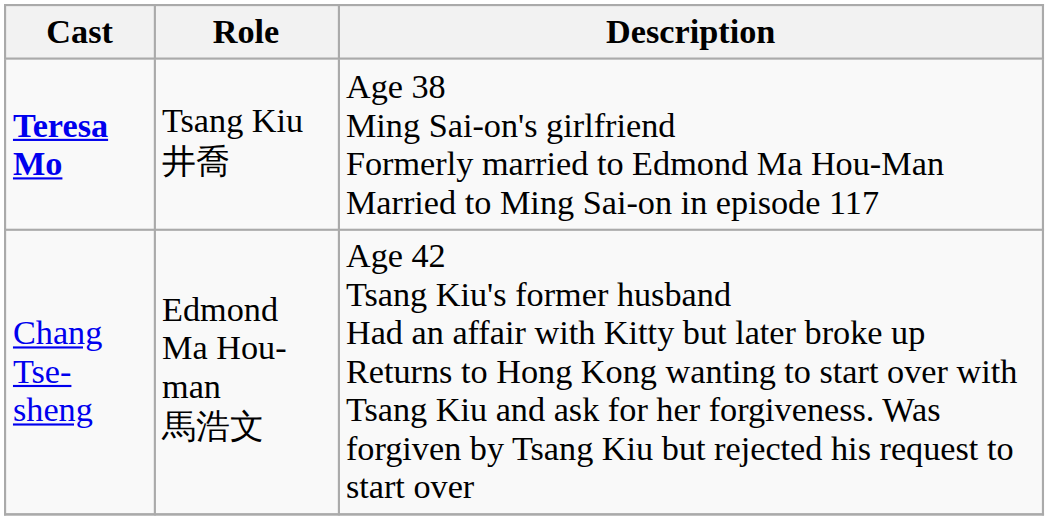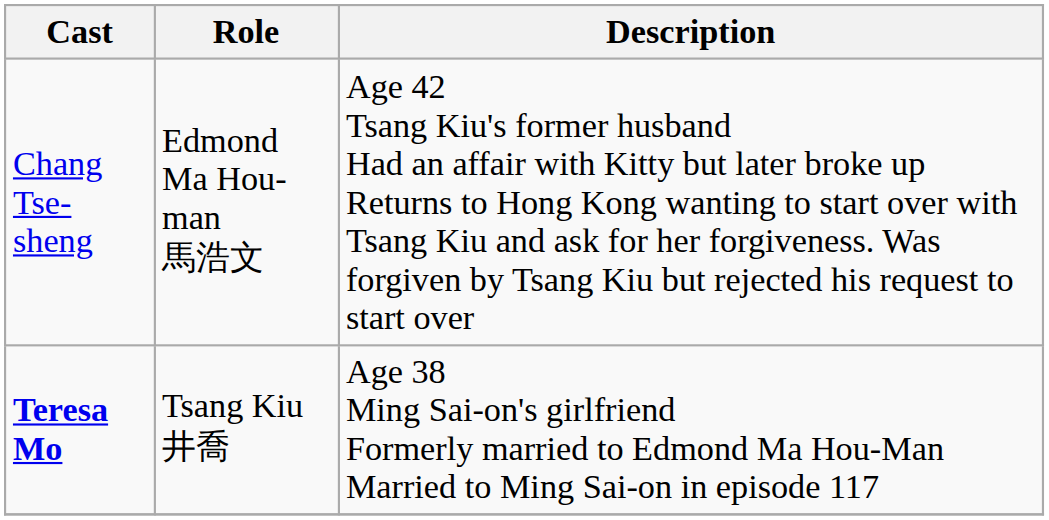rows swapped: (58, 371) <-> (61, 143)
